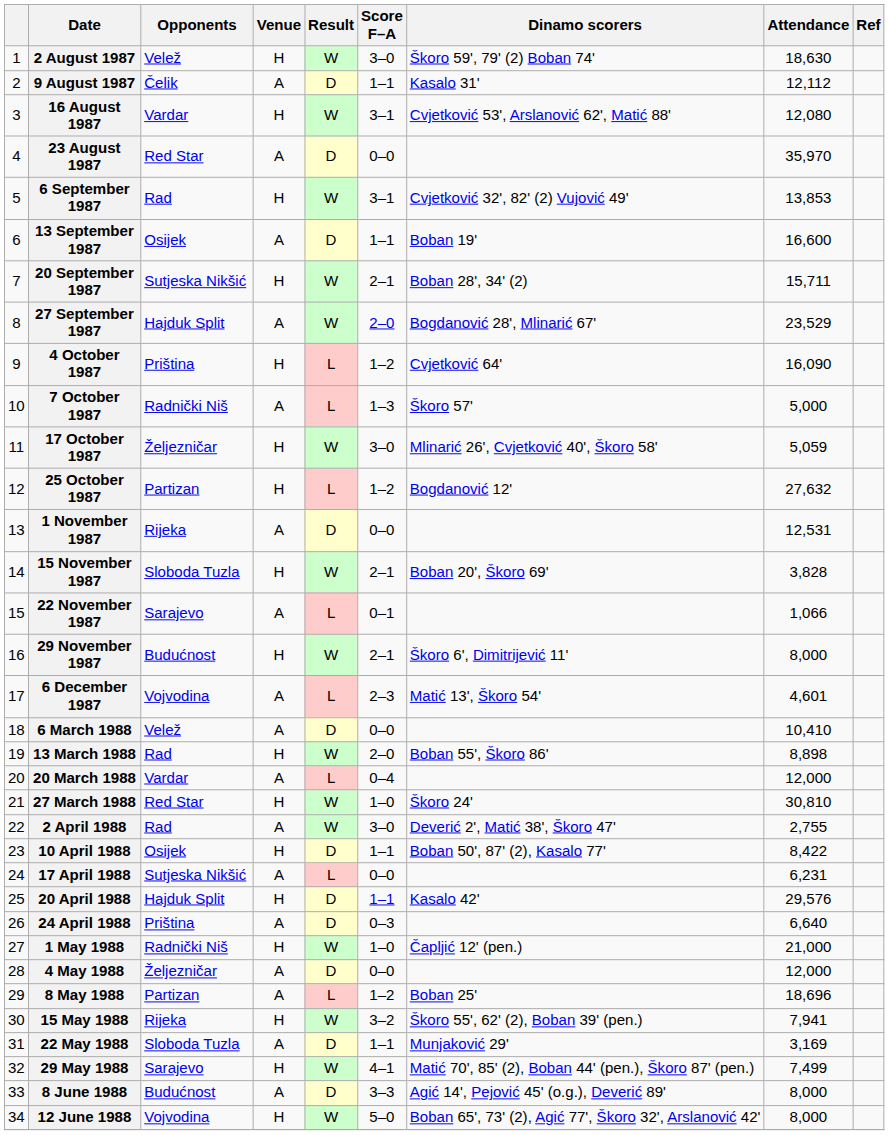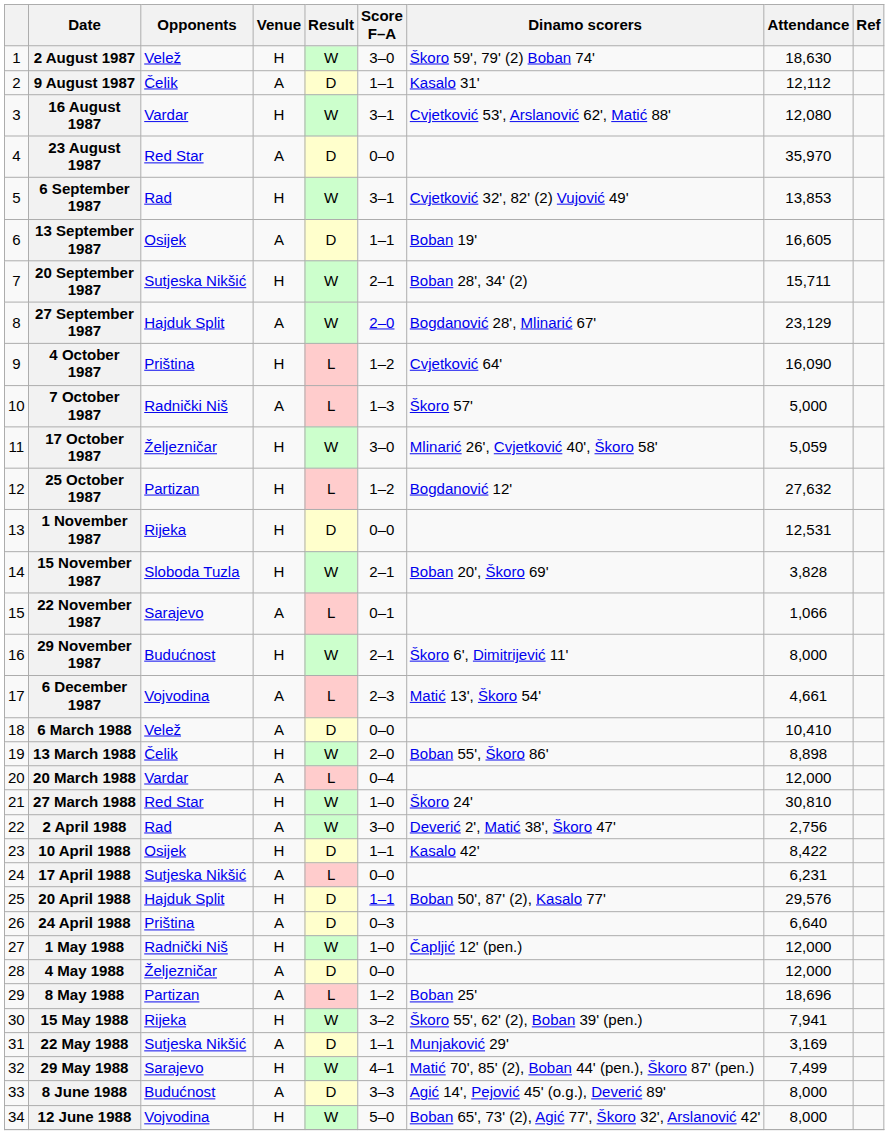(808, 239) 16,600 -> (808, 239) 16,605
(808, 322) 23,529 -> (808, 322) 23,129
(279, 530) A -> (279, 530) H
(808, 696) 4,601 -> (808, 696) 4,661
(158, 753) Rad -> (161, 753) Čelik
(808, 826) 2,755 -> (808, 826) 2,756
(508, 850) Boban 50', 87' (2), Kasalo 77' -> (445, 850) Kasalo 42'
(445, 898) Kasalo 42' -> (508, 898) Boban 50', 87' (2), Kasalo 77'
(808, 947) 21,000 -> (808, 947) 12,000
(192, 1044) Sloboda Tuzla -> (195, 1044) Sutjeska Nikšić
